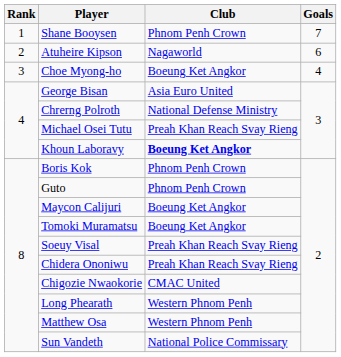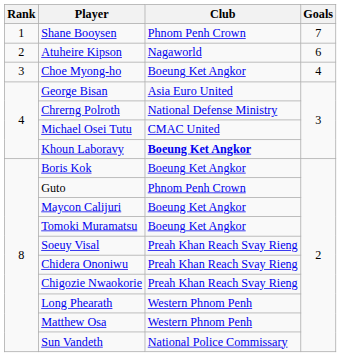(223, 129) Preah Khan Reach Svay Rieng -> (184, 129) CMAC United
(197, 168) Phnom Penh Crown -> (197, 168) Boeung Ket Angkor
(184, 284) CMAC United -> (223, 284) Preah Khan Reach Svay Rieng
